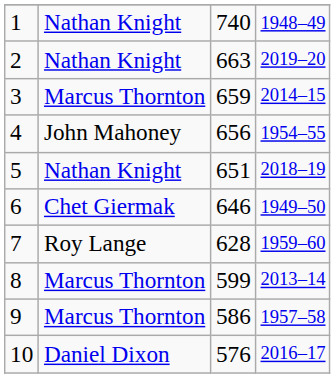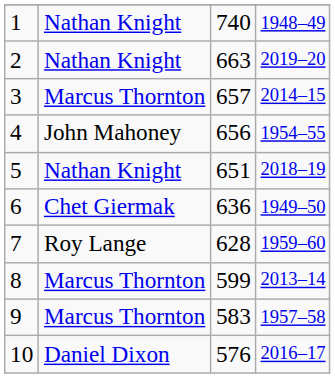(233, 96) 659 -> (233, 96) 657
(233, 206) 646 -> (233, 206) 636
(233, 317) 586 -> (233, 317) 583
